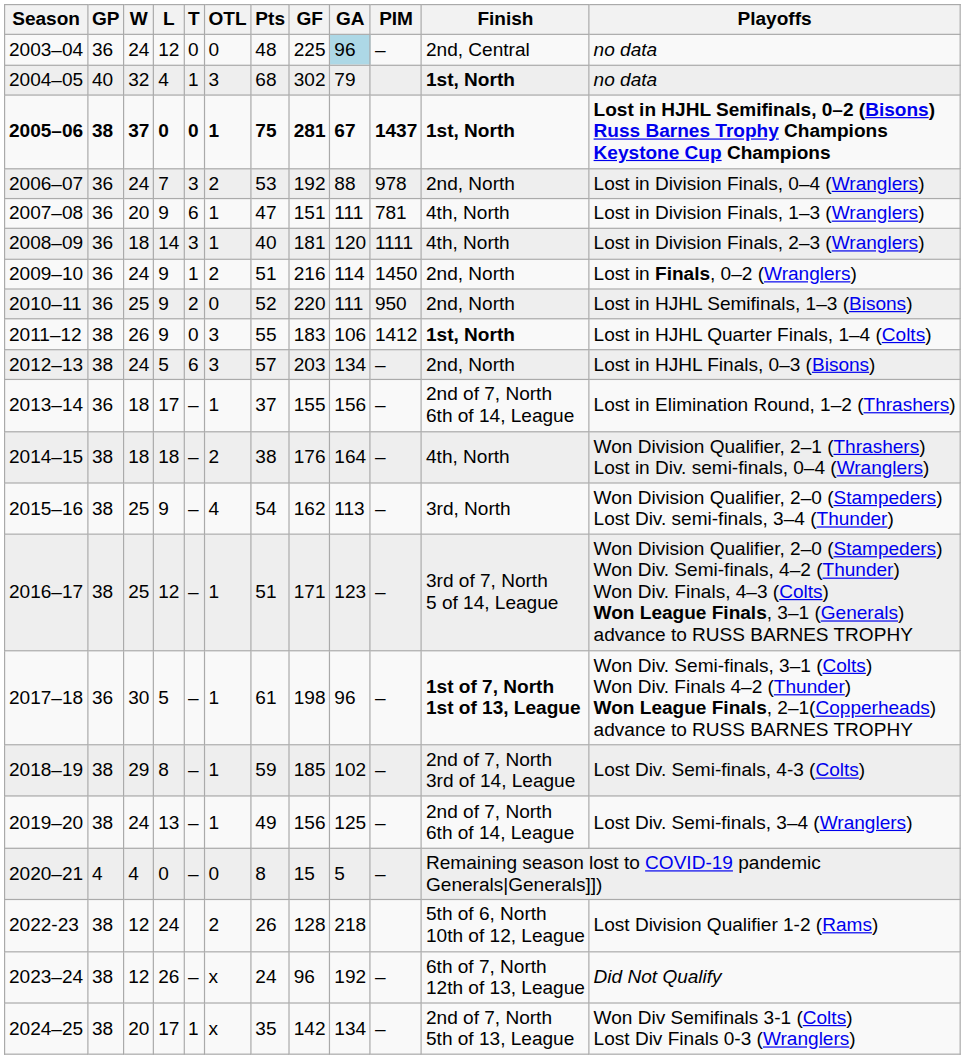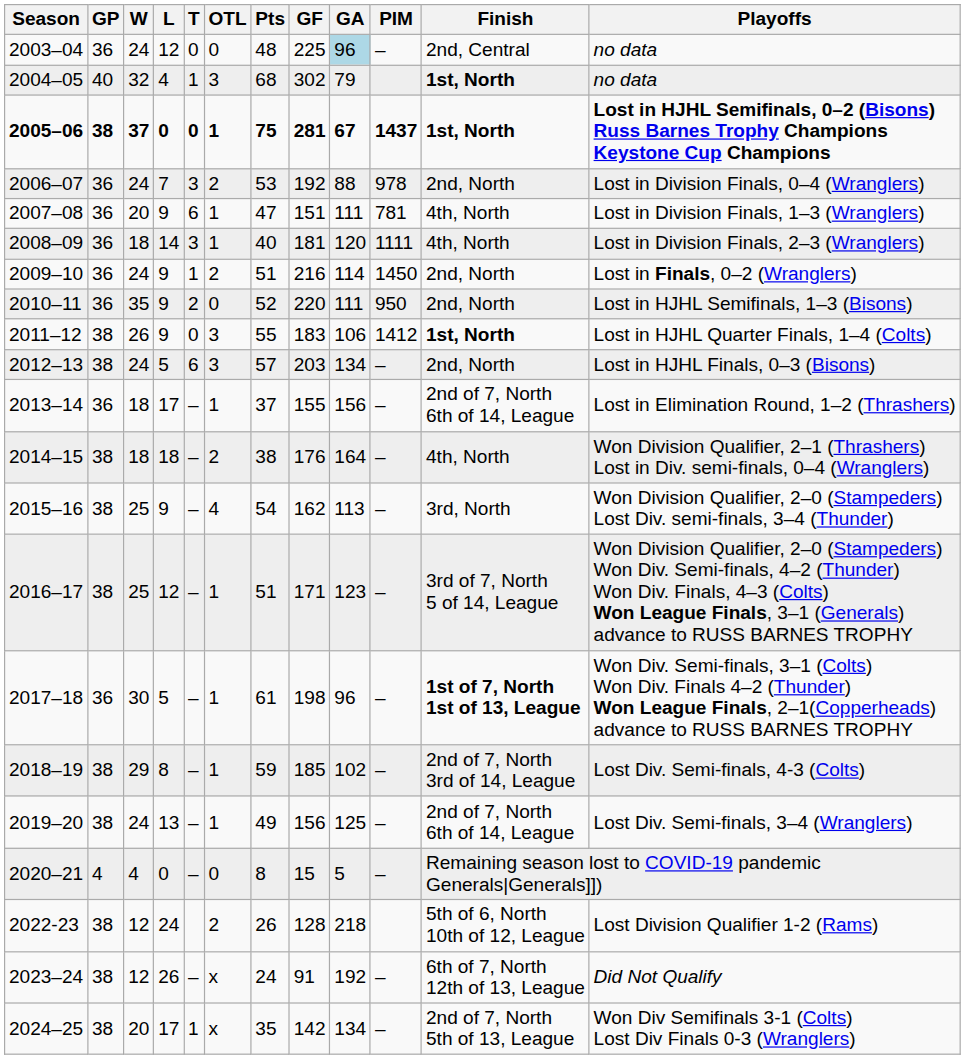(139, 304) 25 -> (139, 304) 35
(304, 976) 96 -> (304, 976) 91
